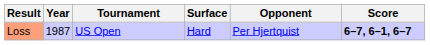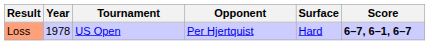columns swapped: (207, 12) <-> (286, 12)
(58, 30) 1987 -> (58, 30) 1978
